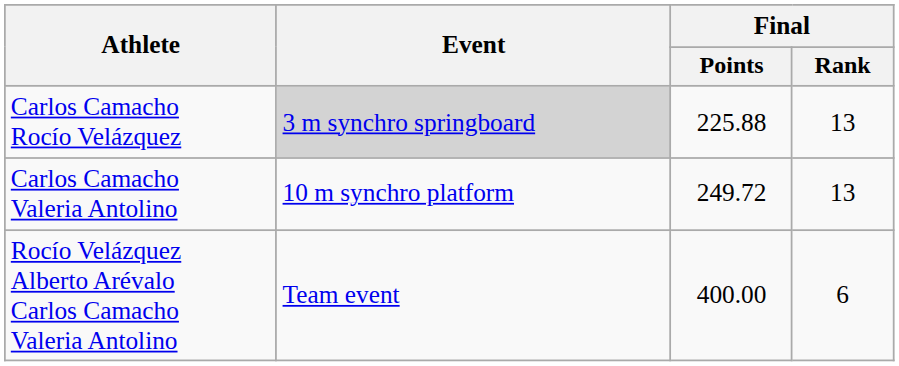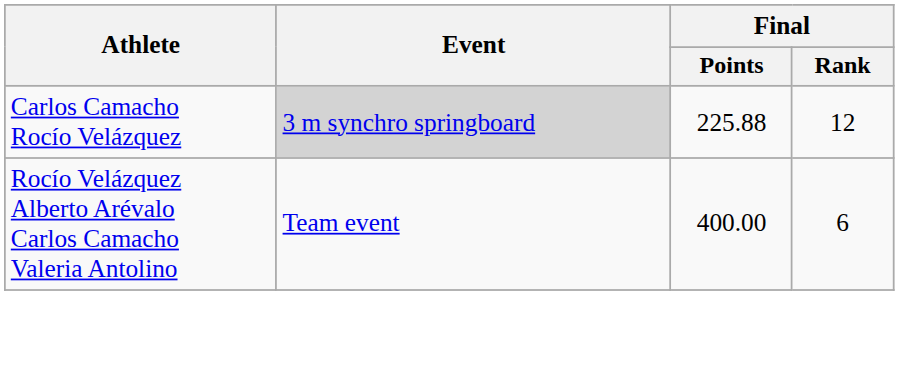(843, 122) 13 -> (843, 122) 12
- row: (95, 193)
